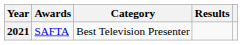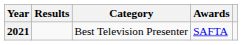columns swapped: (53, 13) <-> (212, 13)
